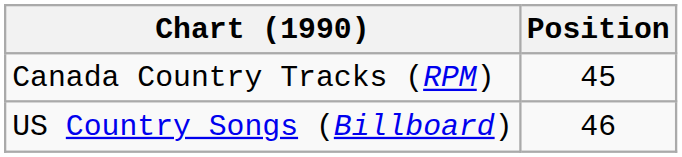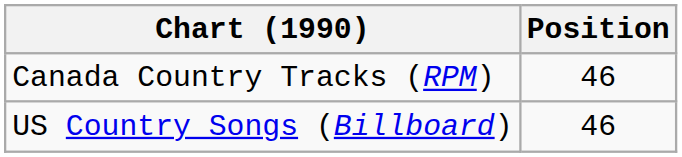(598, 78) 45 -> (598, 78) 46
